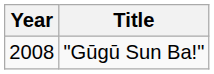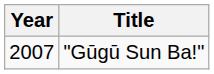(32, 52) 2008 -> (32, 52) 2007
